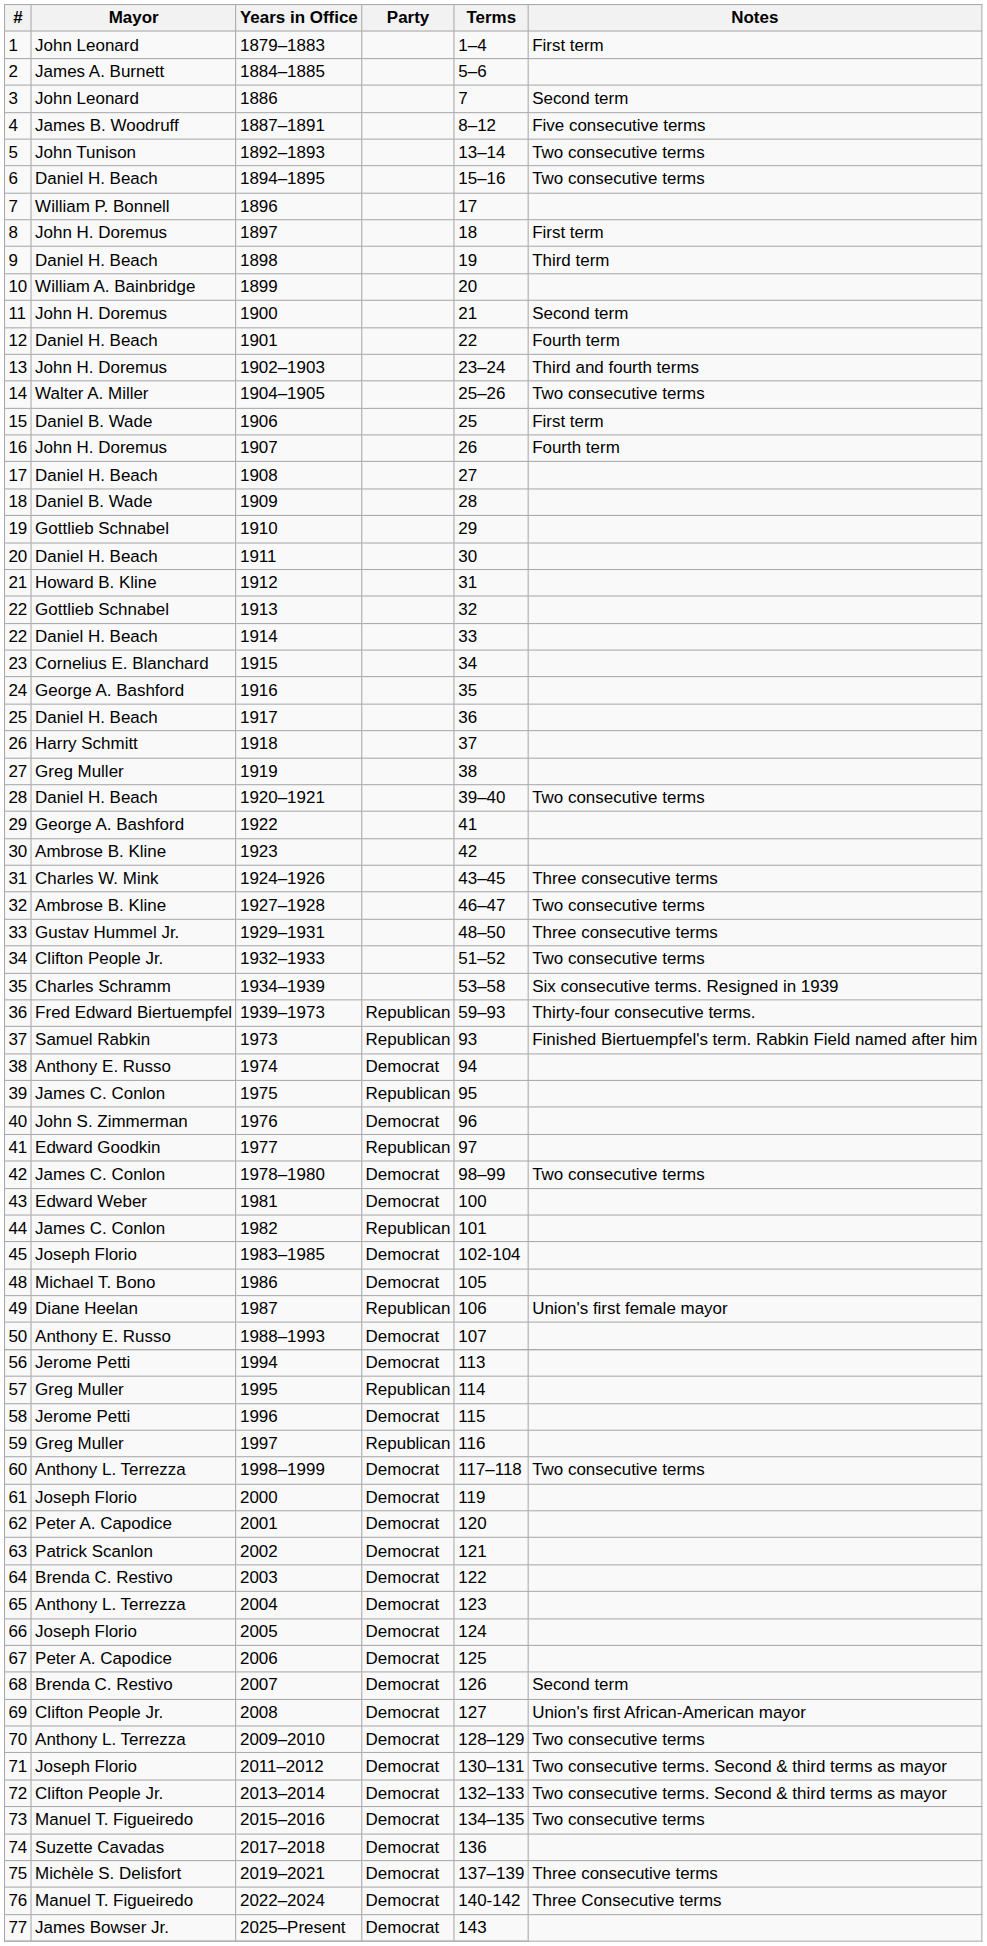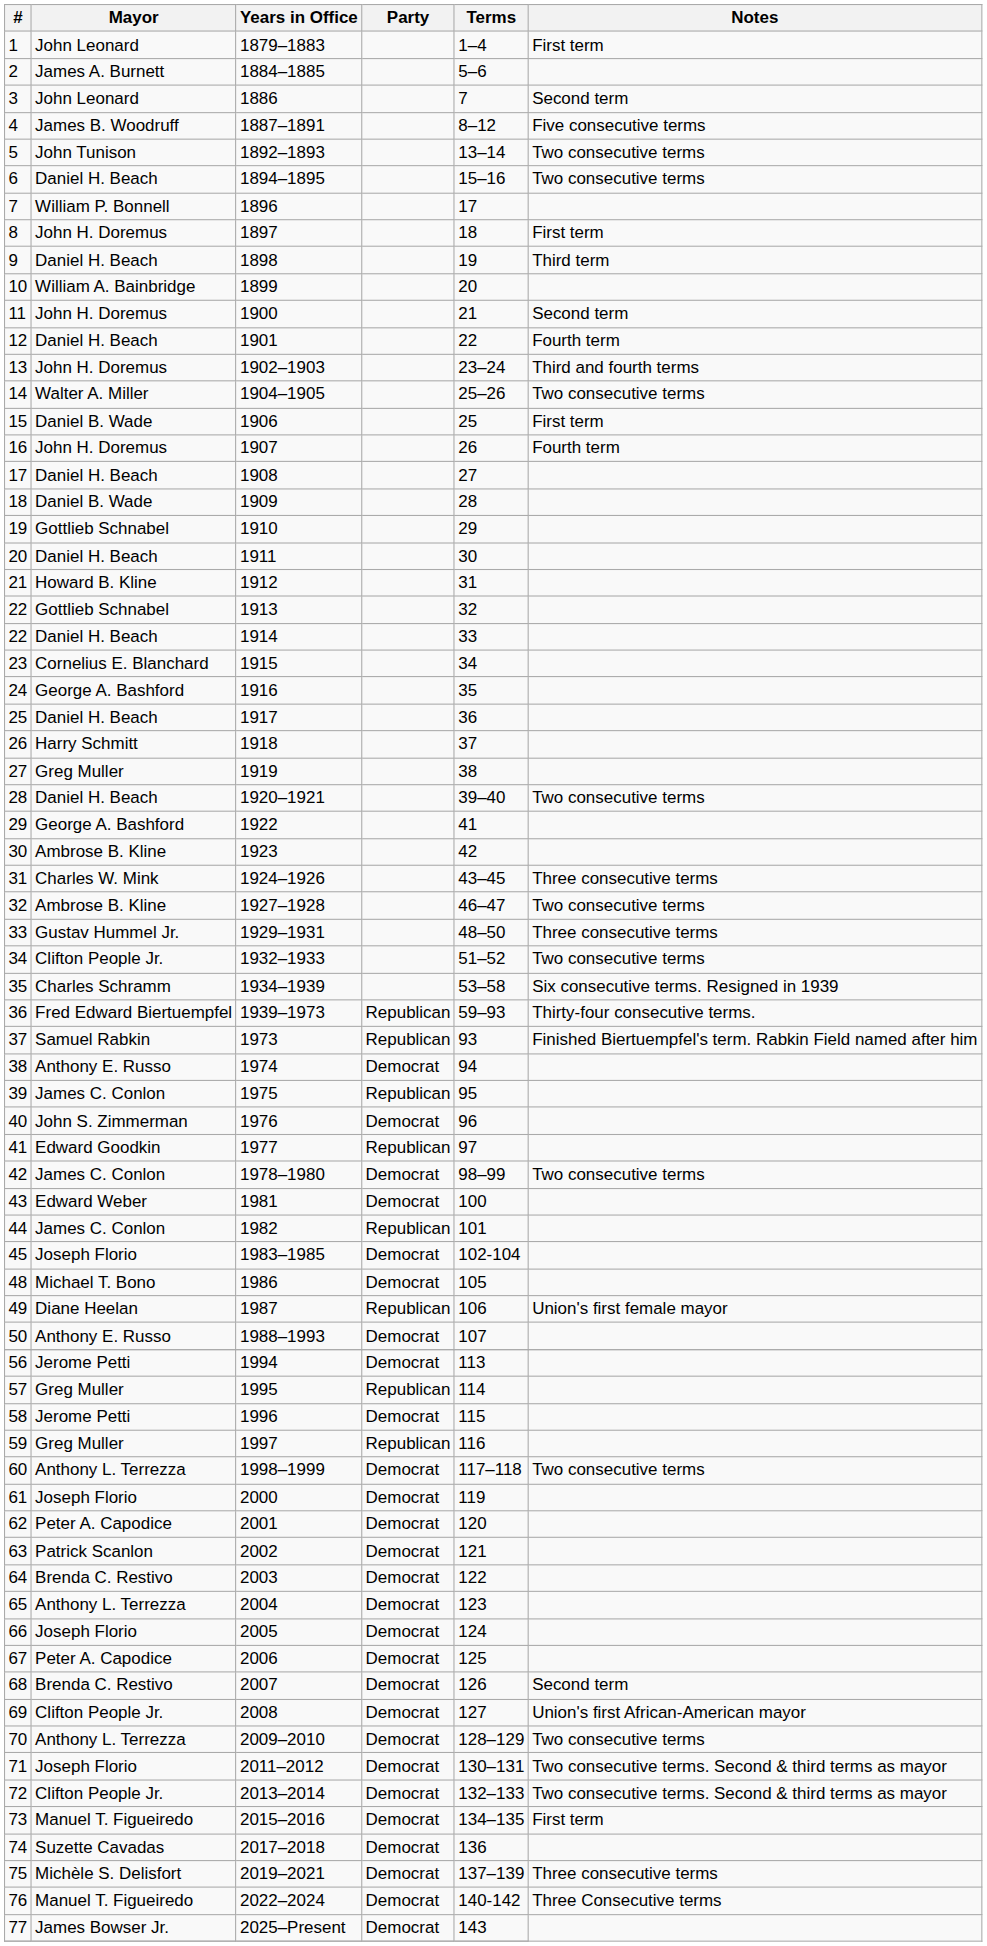(618, 1820) Two consecutive terms -> (568, 1820) First term
